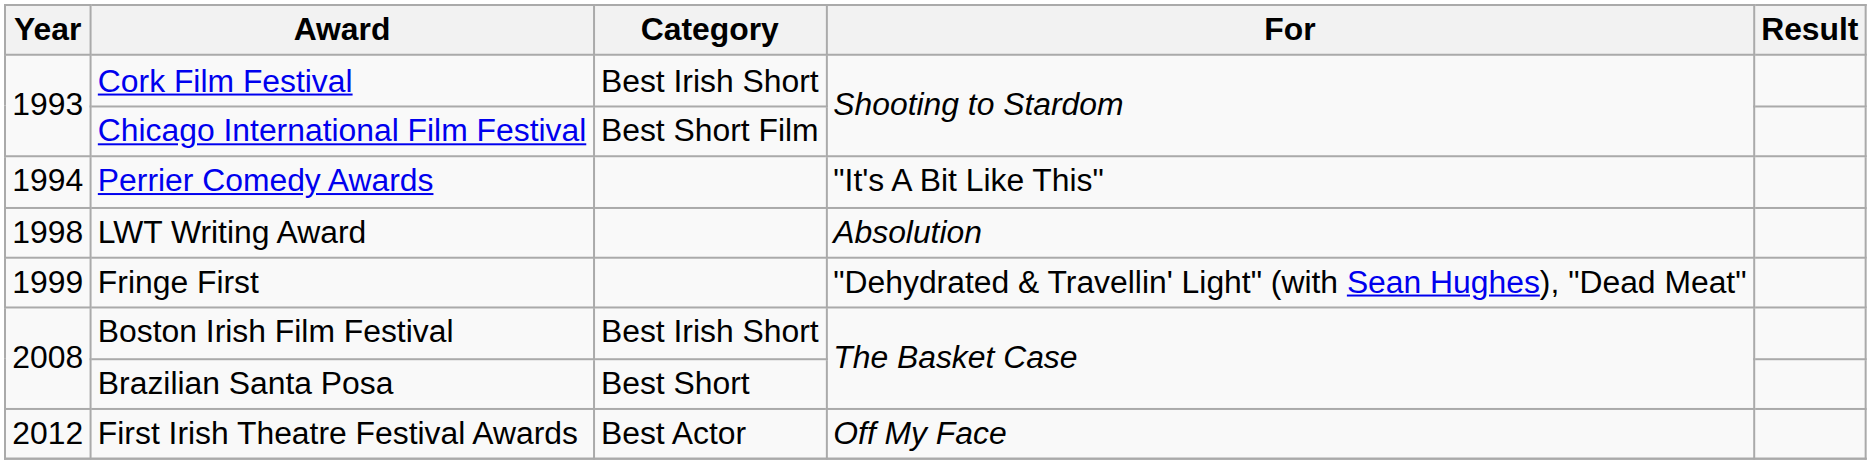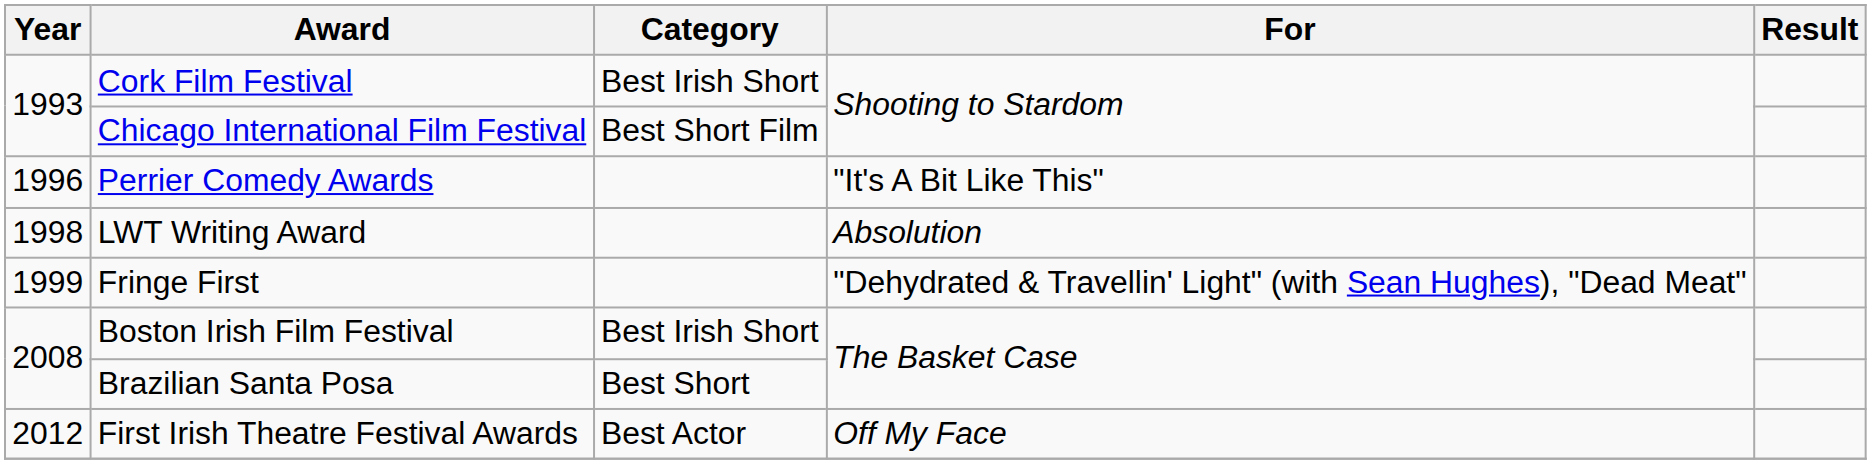(48, 181) 1994 -> (48, 181) 1996
